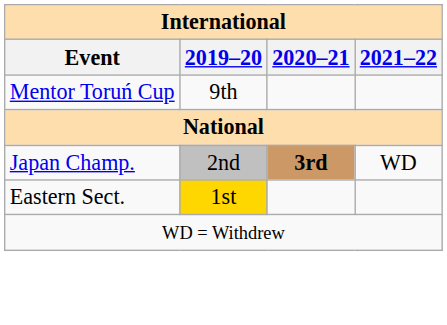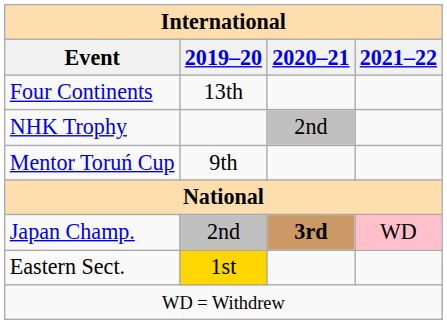+ row: (81, 92)
+ row: (68, 127)
(398, 162) no background -> (398, 232) pink background
